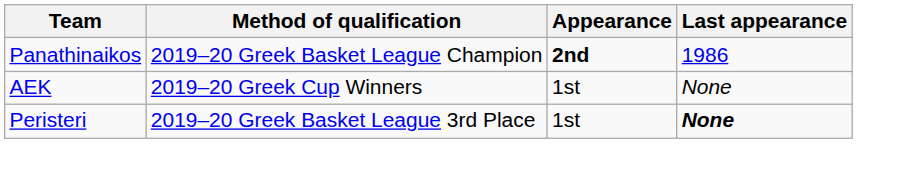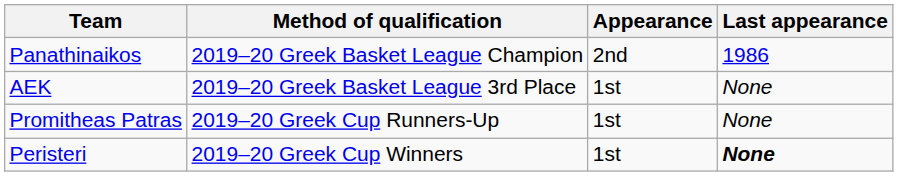(571, 54) bold -> (610, 54) normal
(287, 87) 2019–20 Greek Cup Winners -> (384, 87) 2019–20 Greek Basket League 3rd Place
+ row: (96, 120)
(343, 120) 2019–20 Greek Basket League 3rd Place -> (327, 154) 2019–20 Greek Cup Winners
